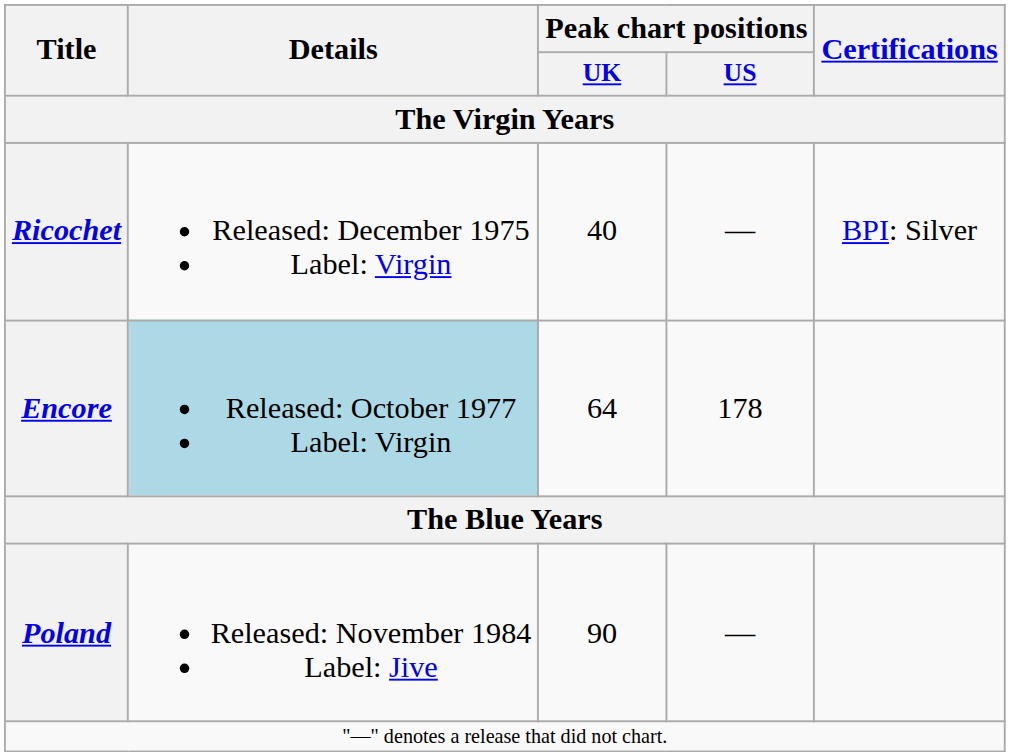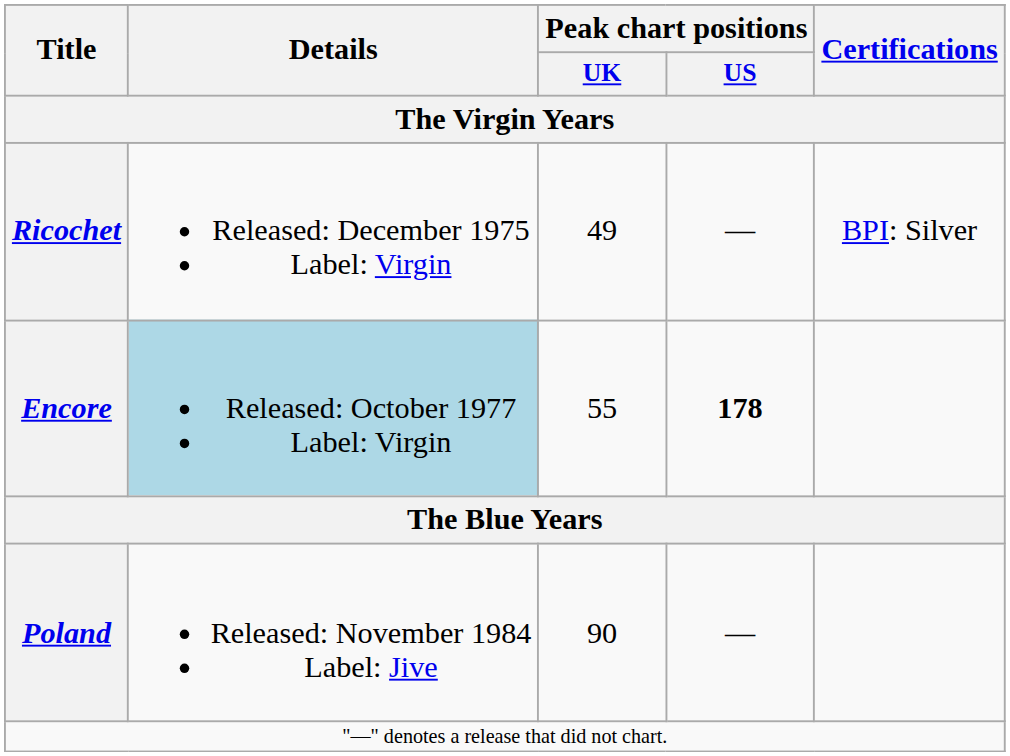(602, 231) 40 -> (602, 231) 49
(602, 407) 64 -> (602, 407) 55
(740, 407) normal -> (740, 407) bold
